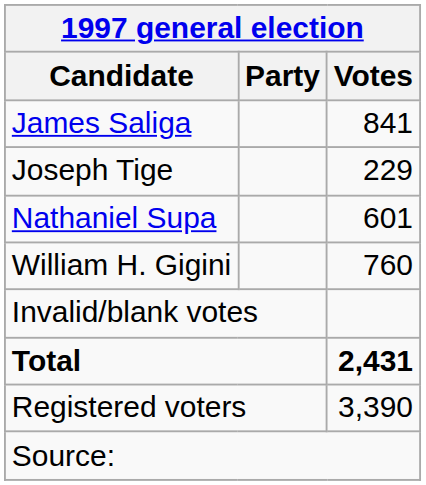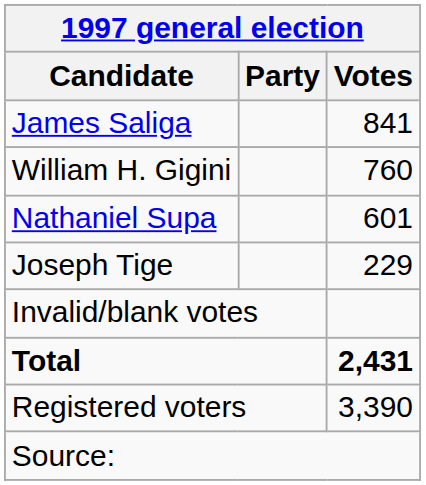rows swapped: (122, 265) <-> (93, 170)
